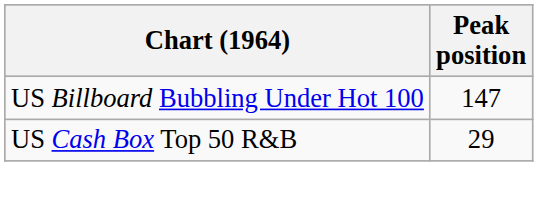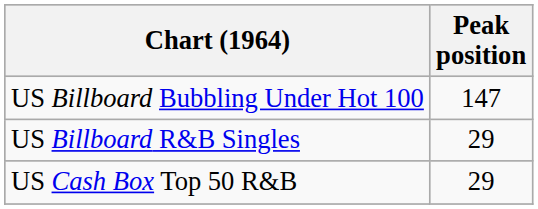+ row: (155, 139)
